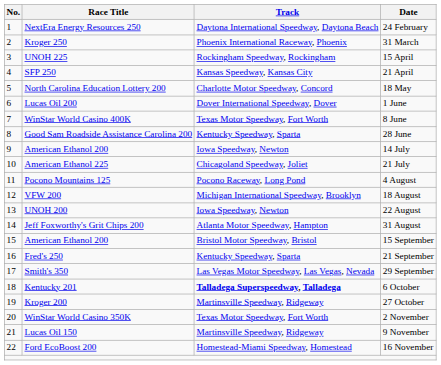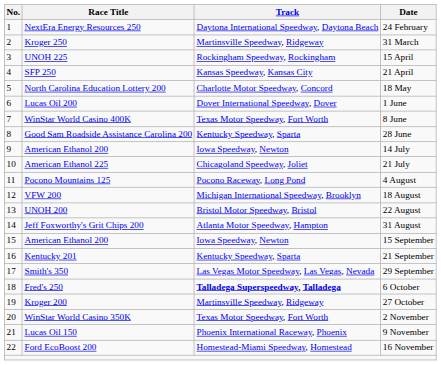(272, 42) Phoenix International Raceway, Phoenix -> (260, 42) Martinsville Speedway, Ridgeway
(243, 210) Iowa Speedway, Newton -> (257, 210) Bristol Motor Speedway, Bristol
(257, 240) Bristol Motor Speedway, Bristol -> (243, 240) Iowa Speedway, Newton
(44, 255) Fred's 250 -> (51, 255) Kentucky 201
(51, 286) Kentucky 201 -> (44, 286) Fred's 250
(260, 332) Martinsville Speedway, Ridgeway -> (272, 332) Phoenix International Raceway, Phoenix
